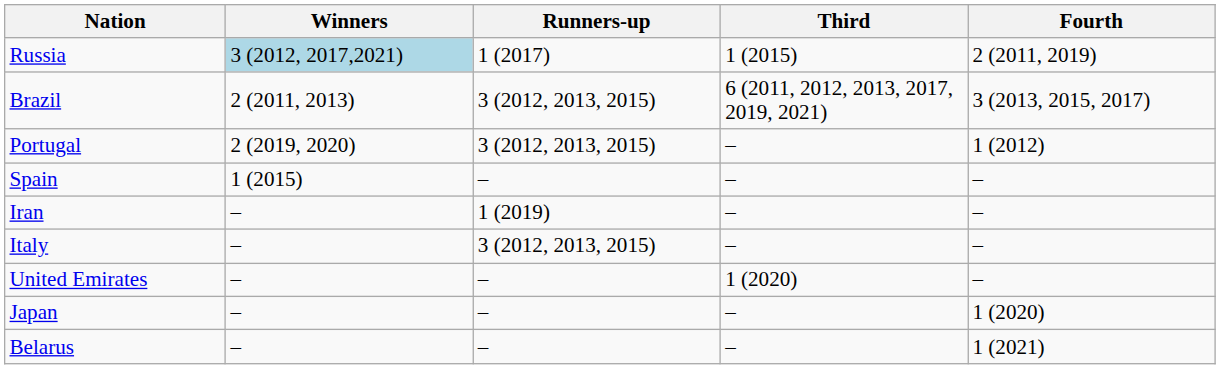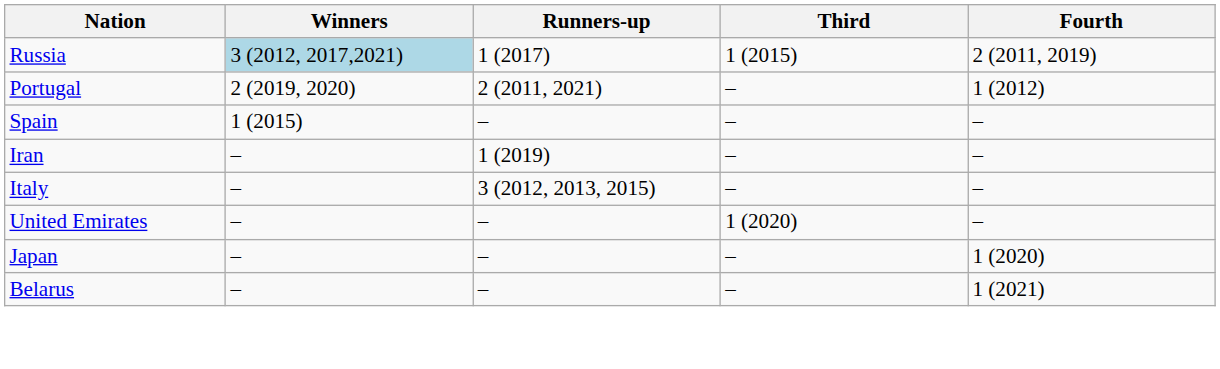- row: (35, 100)
(567, 145) 3 (2012, 2013, 2015) -> (540, 88) 2 (2011, 2021)
